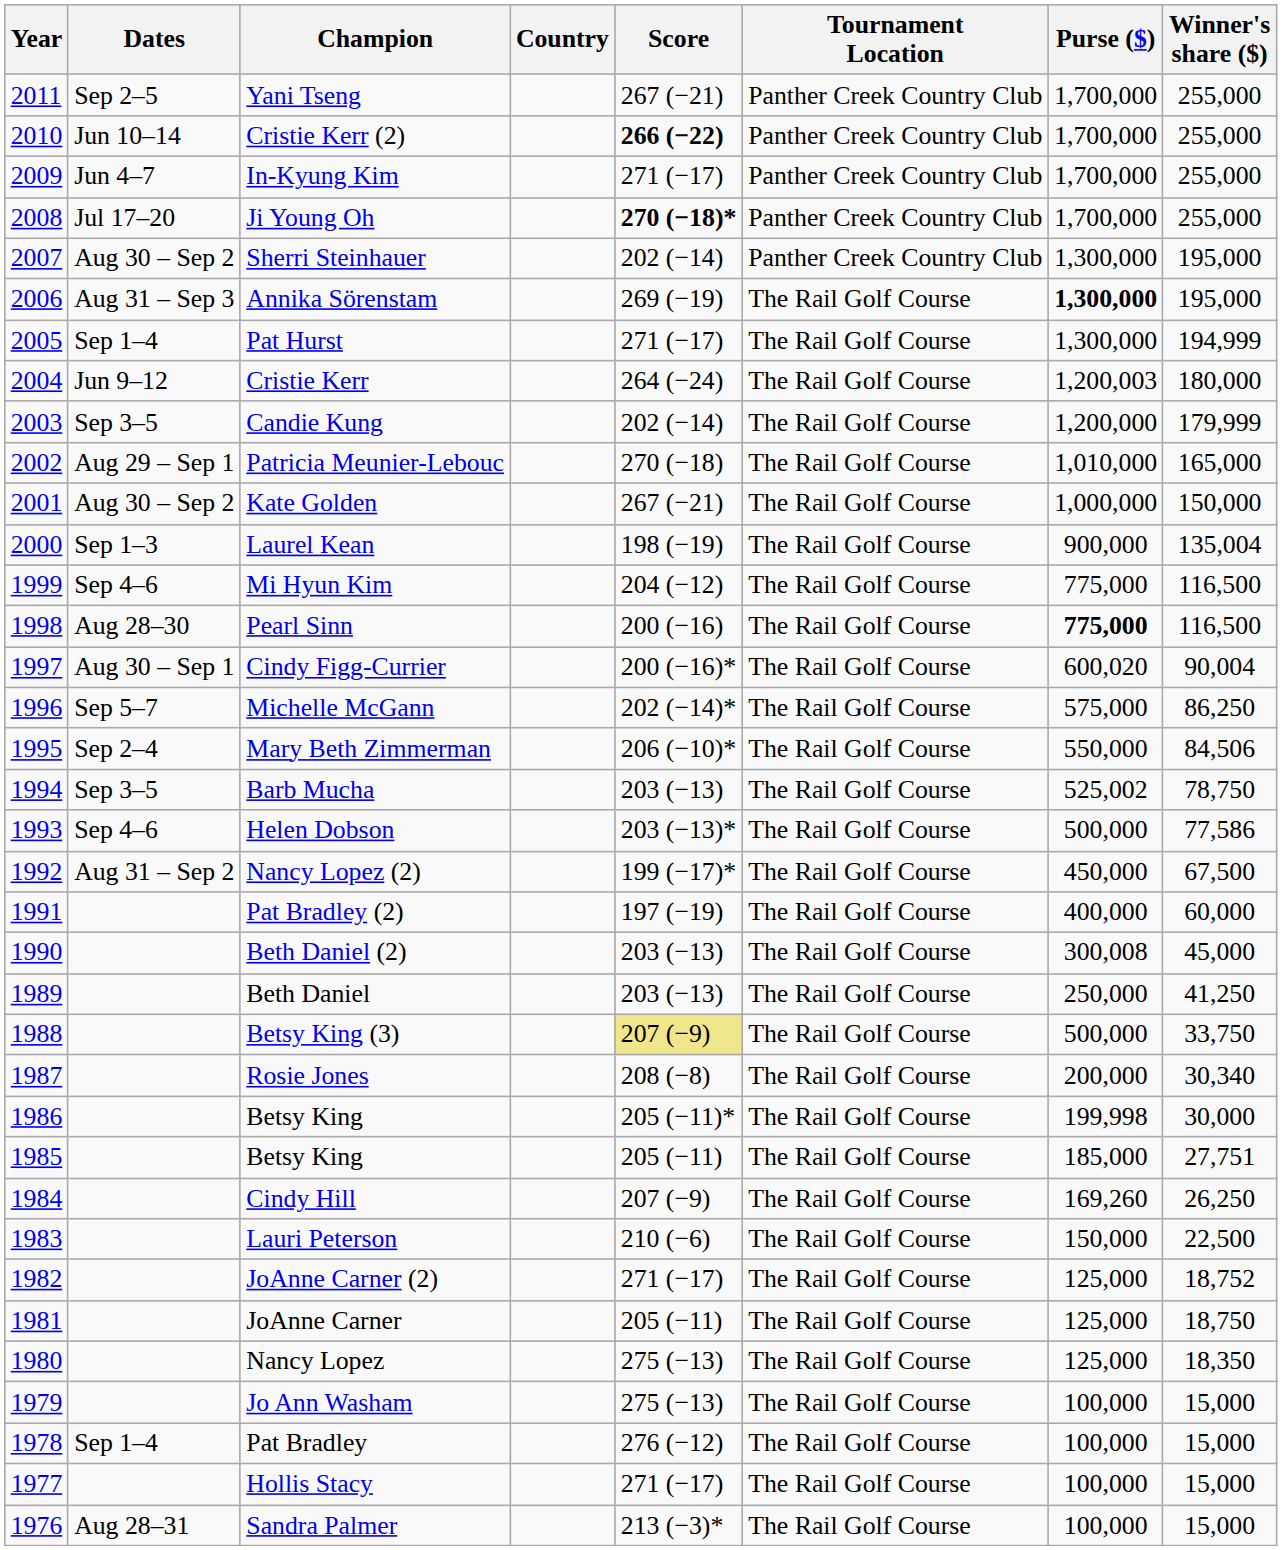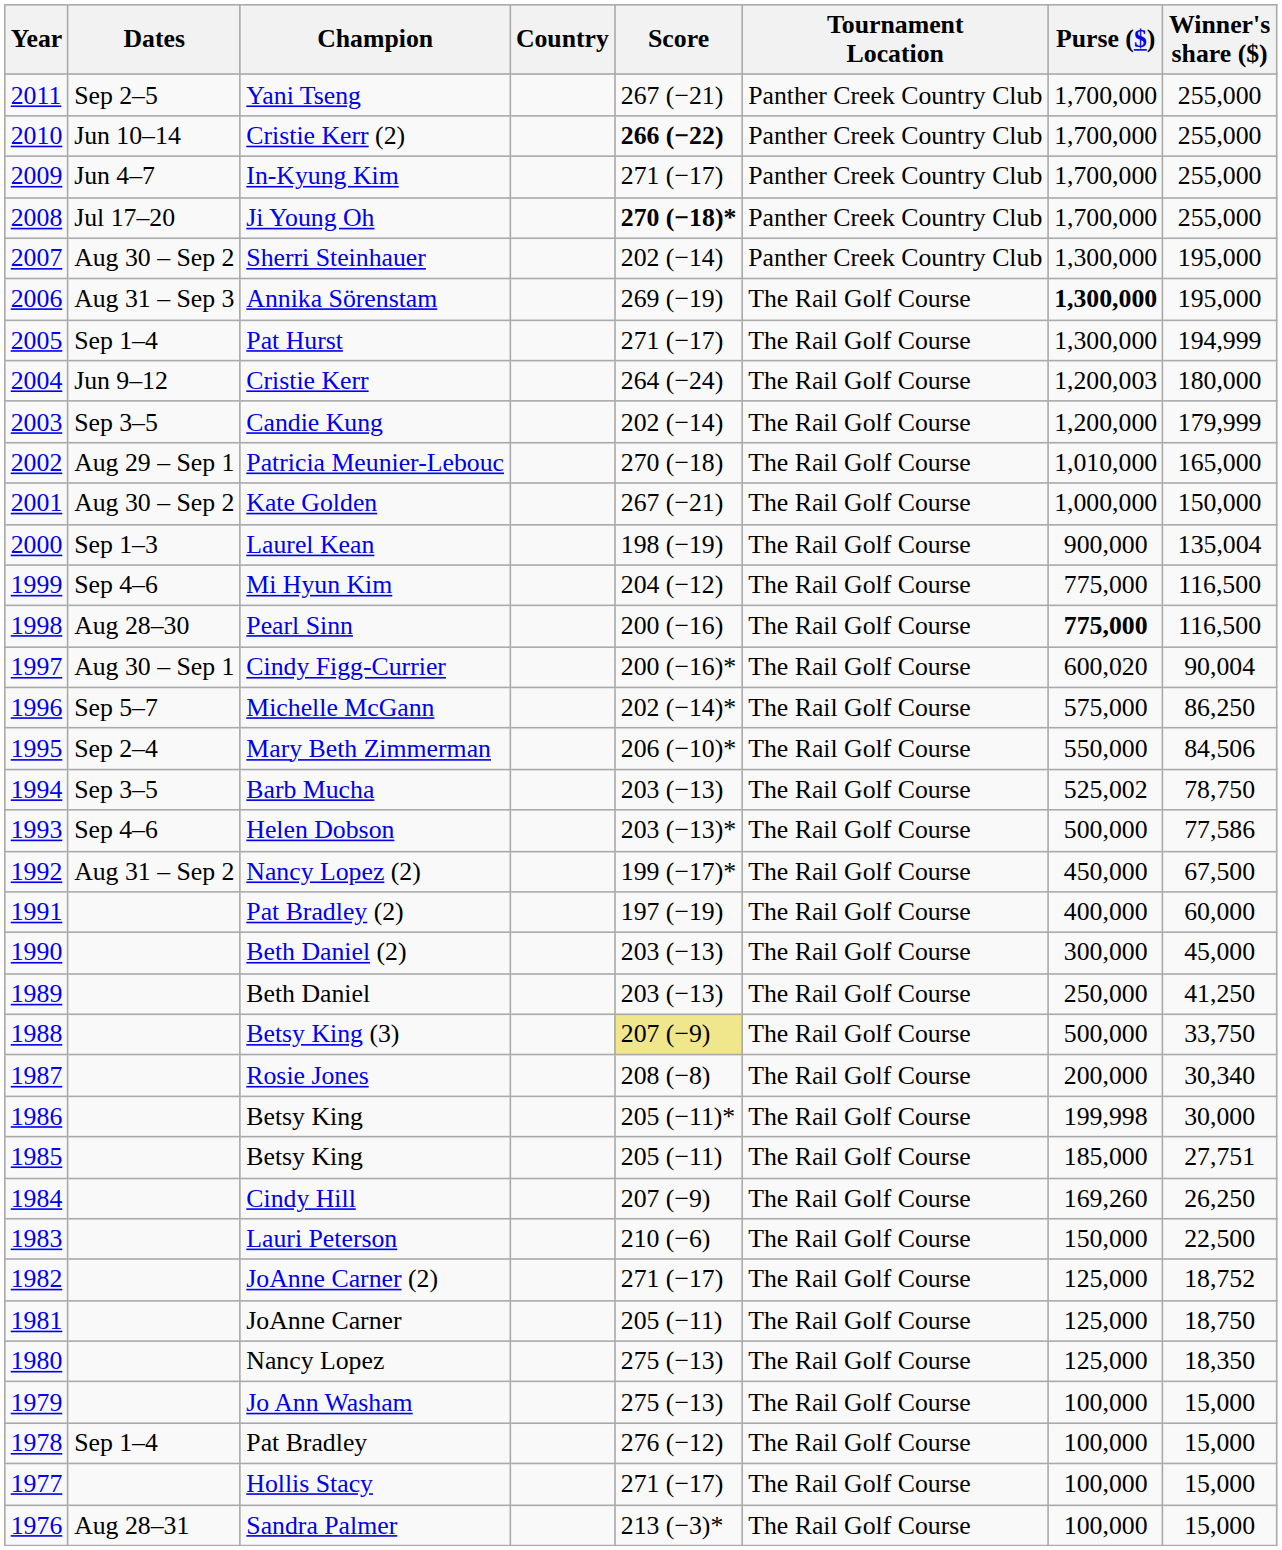(1106, 952) 300,008 -> (1106, 952) 300,000
